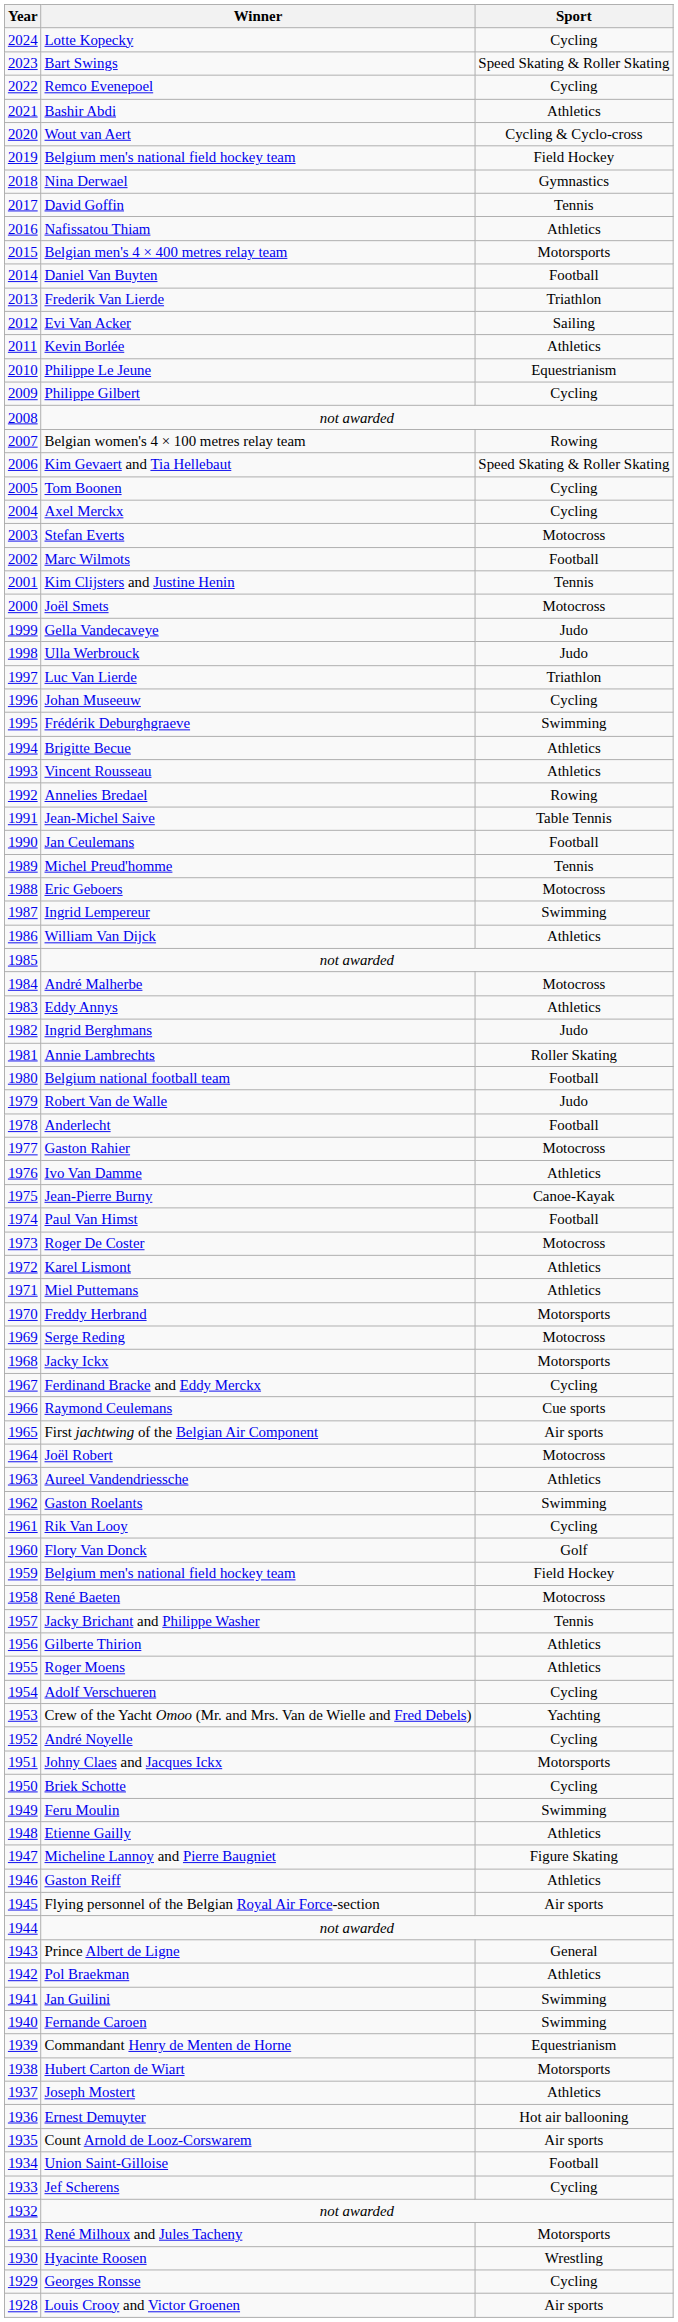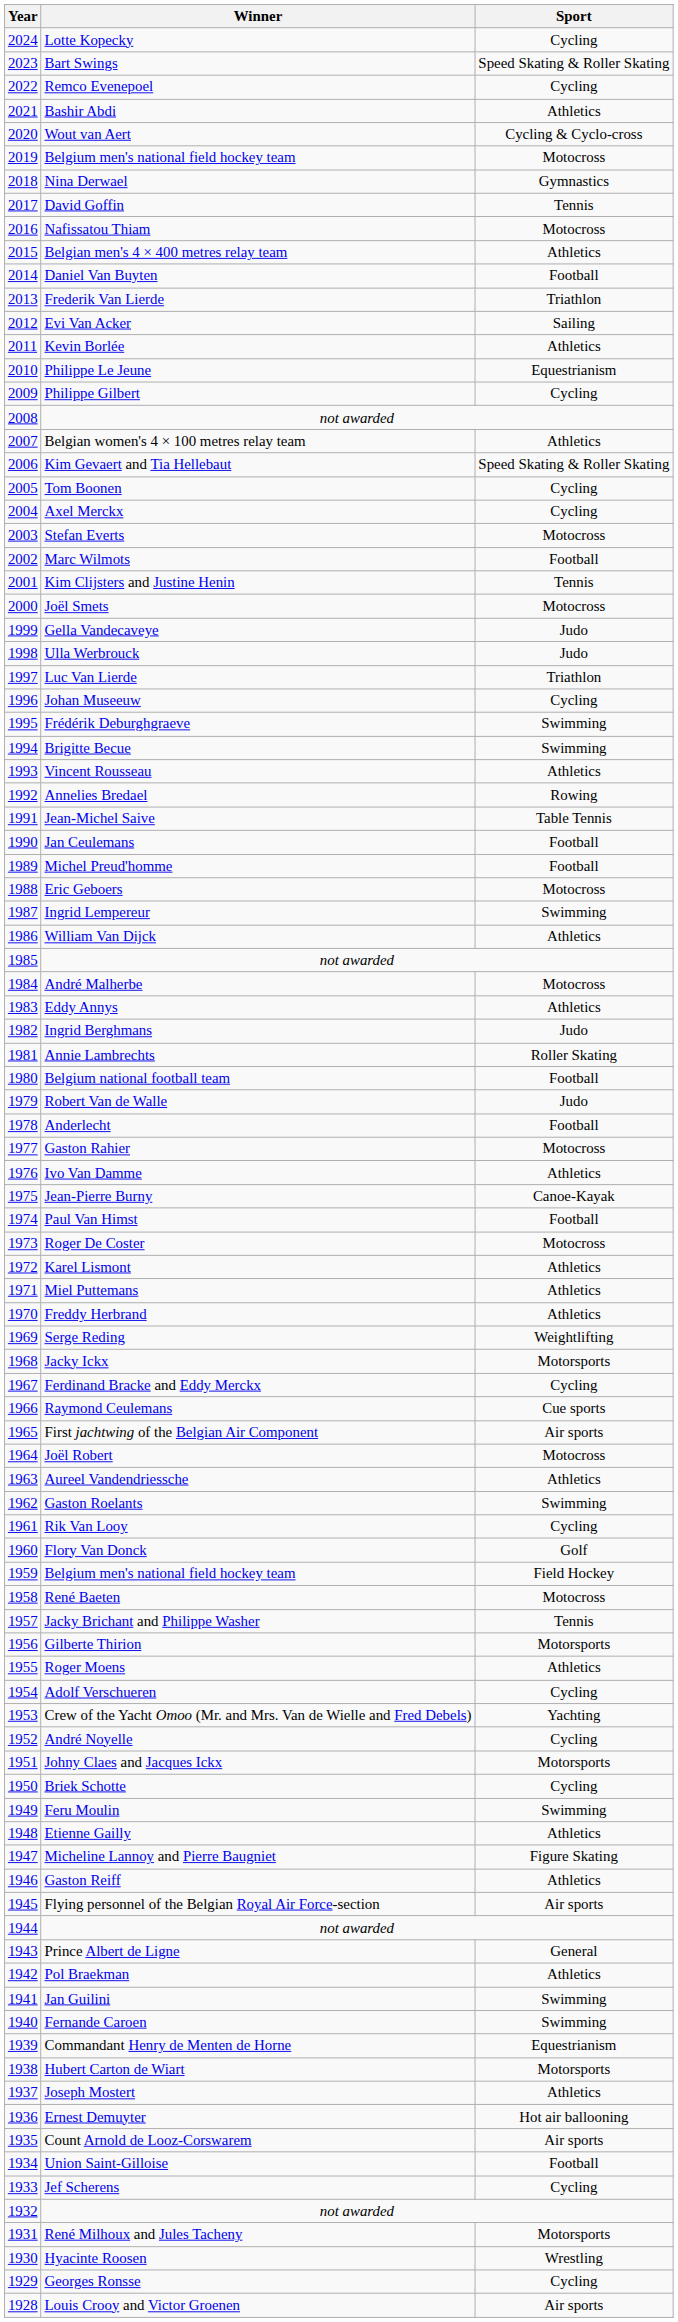(574, 157) Field Hockey -> (574, 157) Motocross
(574, 228) Athletics -> (574, 228) Motocross
(574, 252) Motorsports -> (574, 252) Athletics
(574, 441) Rowing -> (574, 441) Athletics
(574, 747) Athletics -> (574, 747) Swimming
(574, 865) Tennis -> (574, 865) Football
(574, 1314) Motorsports -> (574, 1314) Athletics
(574, 1337) Motocross -> (574, 1337) Weightlifting
(574, 1644) Athletics -> (574, 1644) Motorsports
